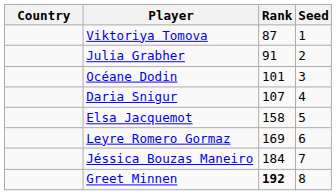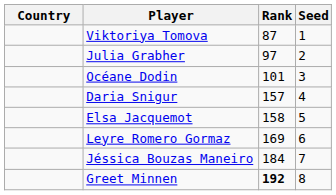(270, 56) 91 -> (270, 56) 97
(273, 97) 107 -> (273, 97) 157
